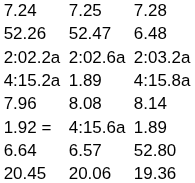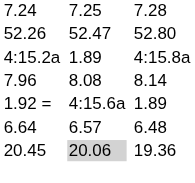(150, 34) 6.48 -> (155, 34) 52.80
- row: (32, 57)
(155, 150) 52.80 -> (150, 127) 6.48
(90, 173) no background -> (90, 150) lightgrey background
